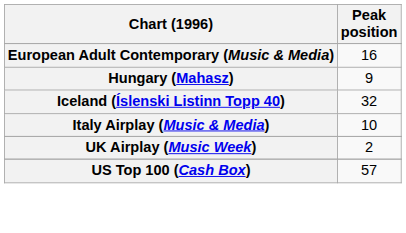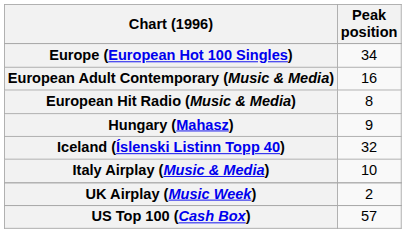+ row: (171, 55)
+ row: (171, 101)
